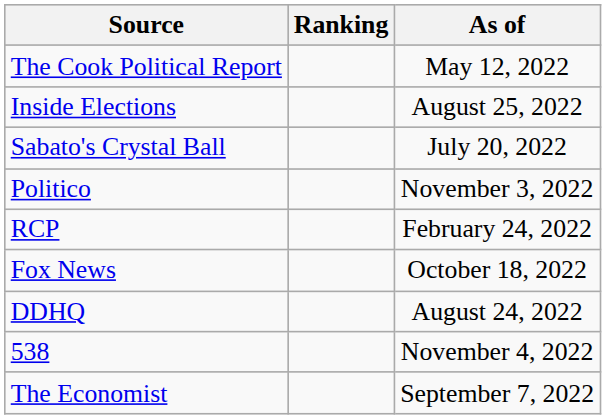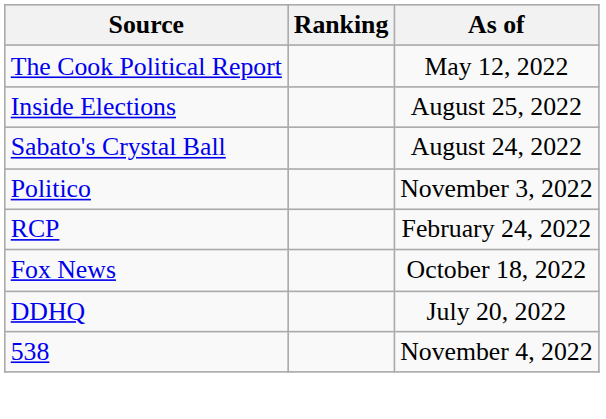(497, 147) July 20, 2022 -> (496, 147) August 24, 2022
(497, 310) August 24, 2022 -> (496, 310) July 20, 2022
- row: (89, 392)
